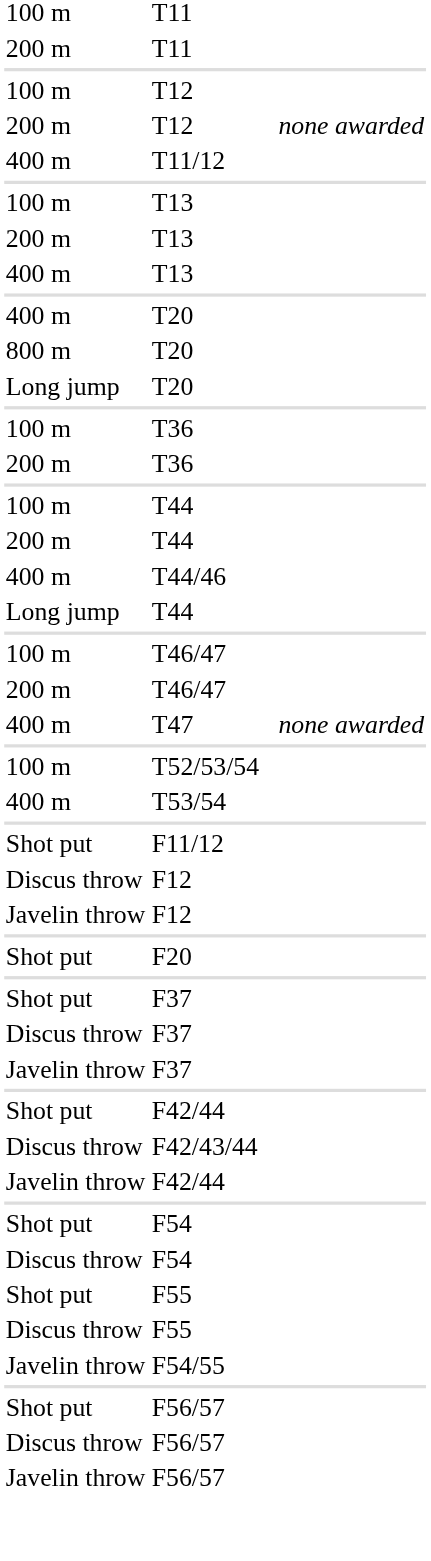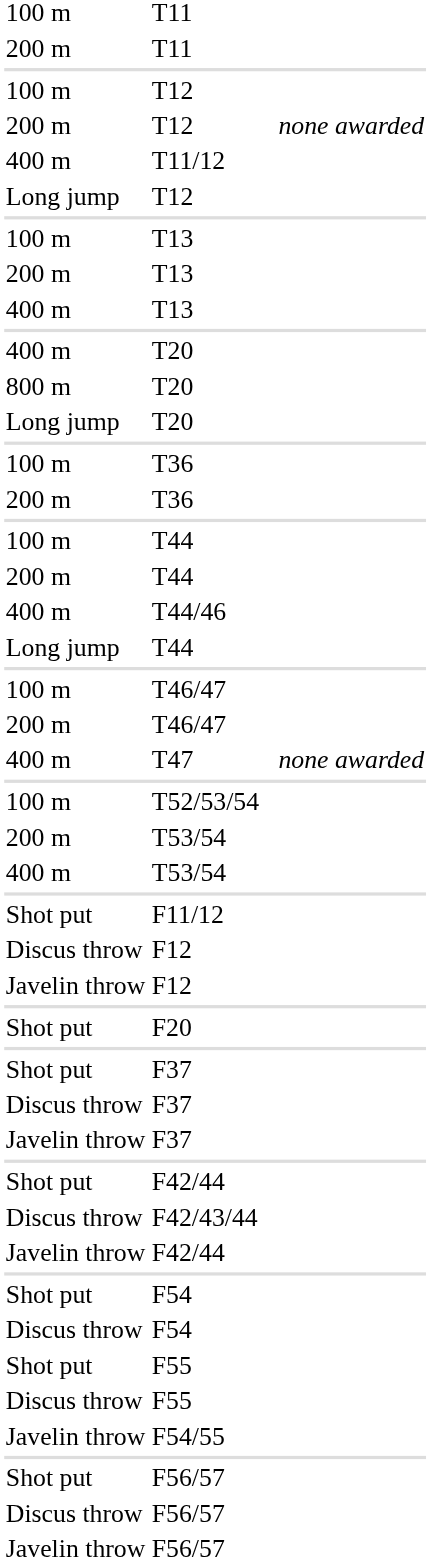+ row: (63, 196)
+ row: (38, 837)
